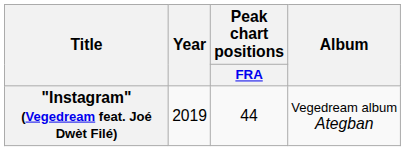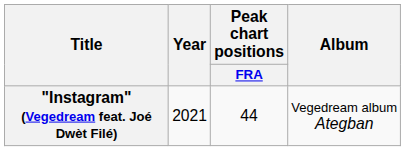(190, 115) 2019 -> (190, 115) 2021
